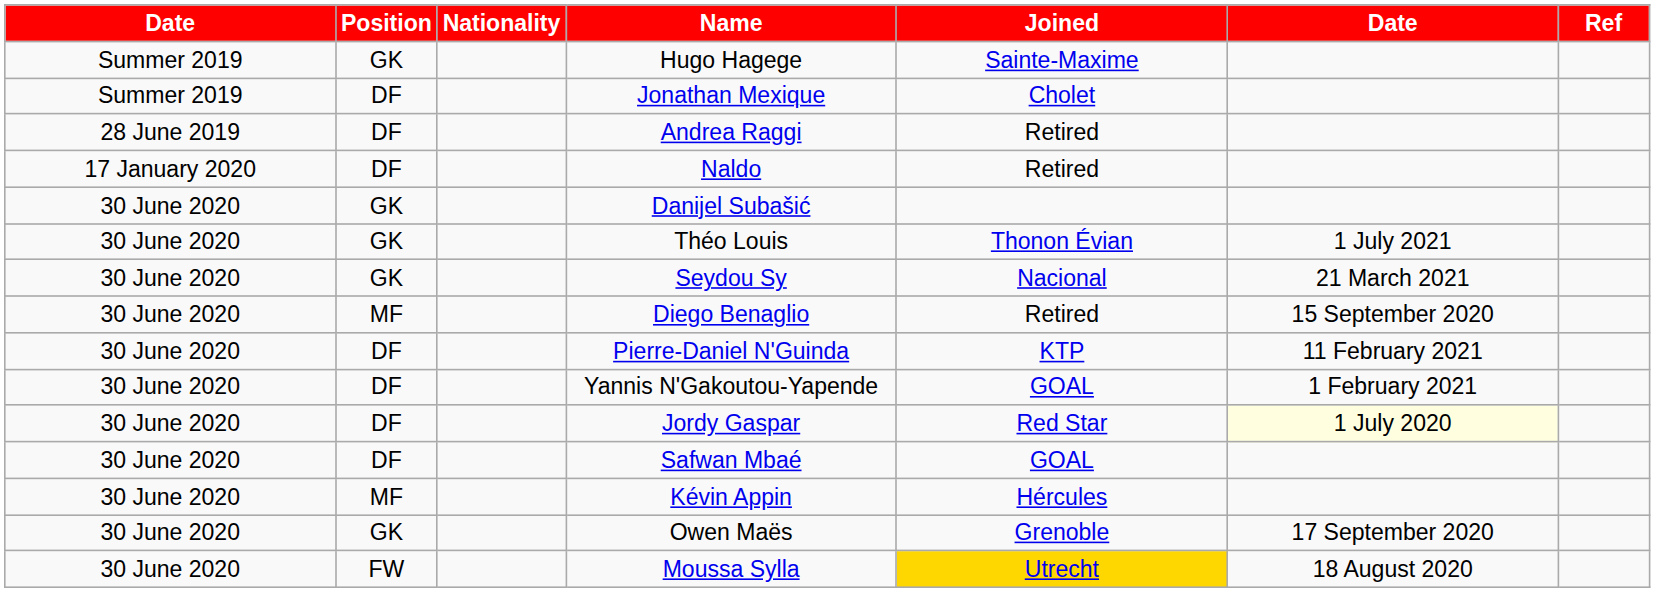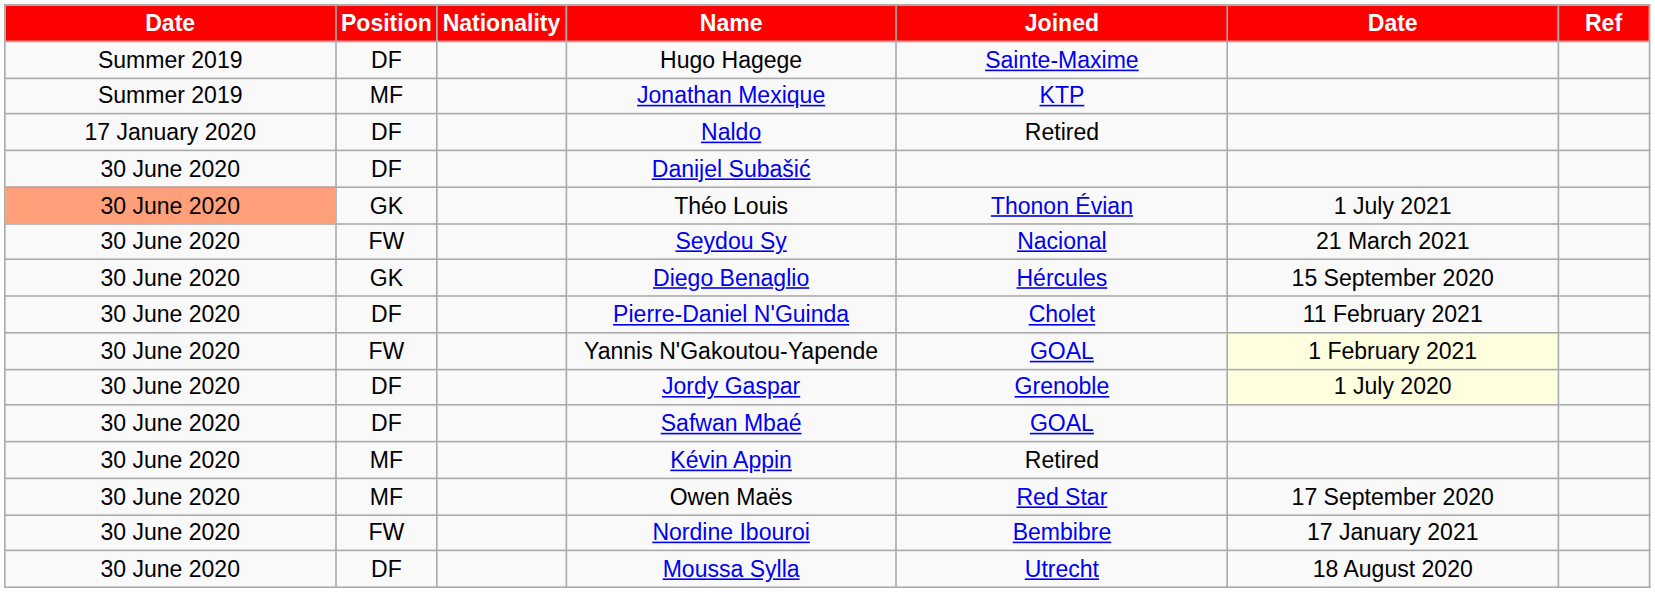(386, 60) GK -> (386, 60) DF
(386, 96) DF -> (386, 96) MF
(1062, 96) Cholet -> (1062, 96) KTP
- row: (731, 133)
(386, 205) GK -> (386, 169) DF
(170, 242) no background -> (170, 205) lightsalmon background
(386, 278) GK -> (386, 242) FW
(386, 315) MF -> (386, 278) GK
(1062, 315) Retired -> (1062, 278) Hércules
(1062, 351) KTP -> (1062, 315) Cholet
(386, 387) DF -> (386, 351) FW
(1393, 387) no background -> (1393, 351) lightyellow background
(1062, 424) Red Star -> (1062, 387) Grenoble
(1062, 497) Hércules -> (1062, 460) Retired
(386, 533) GK -> (386, 497) MF
(1062, 533) Grenoble -> (1062, 497) Red Star
+ row: (731, 533)
(386, 569) FW -> (386, 569) DF
(1062, 569) gold background -> (1062, 569) no background
